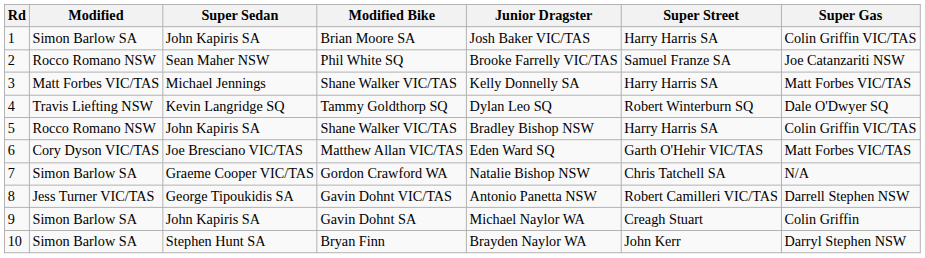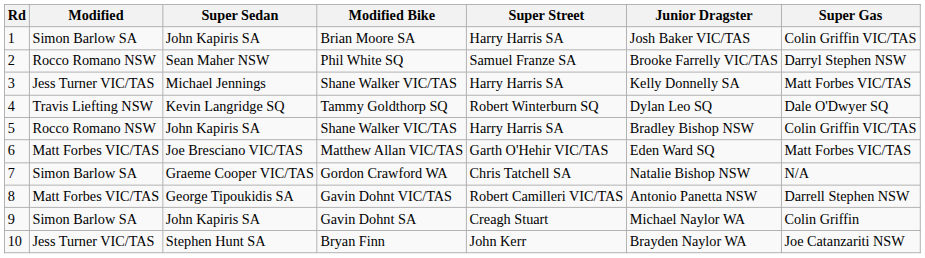columns swapped: (701, 15) <-> (544, 15)
(845, 60) Joe Catanzariti NSW -> (845, 60) Darryl Stephen NSW
(96, 83) Matt Forbes VIC/TAS -> (94, 83) Jess Turner VIC/TAS
(96, 151) Cory Dyson VIC/TAS -> (96, 151) Matt Forbes VIC/TAS
(94, 196) Jess Turner VIC/TAS -> (96, 196) Matt Forbes VIC/TAS
(85, 241) Simon Barlow SA -> (94, 241) Jess Turner VIC/TAS
(845, 241) Darryl Stephen NSW -> (845, 241) Joe Catanzariti NSW
